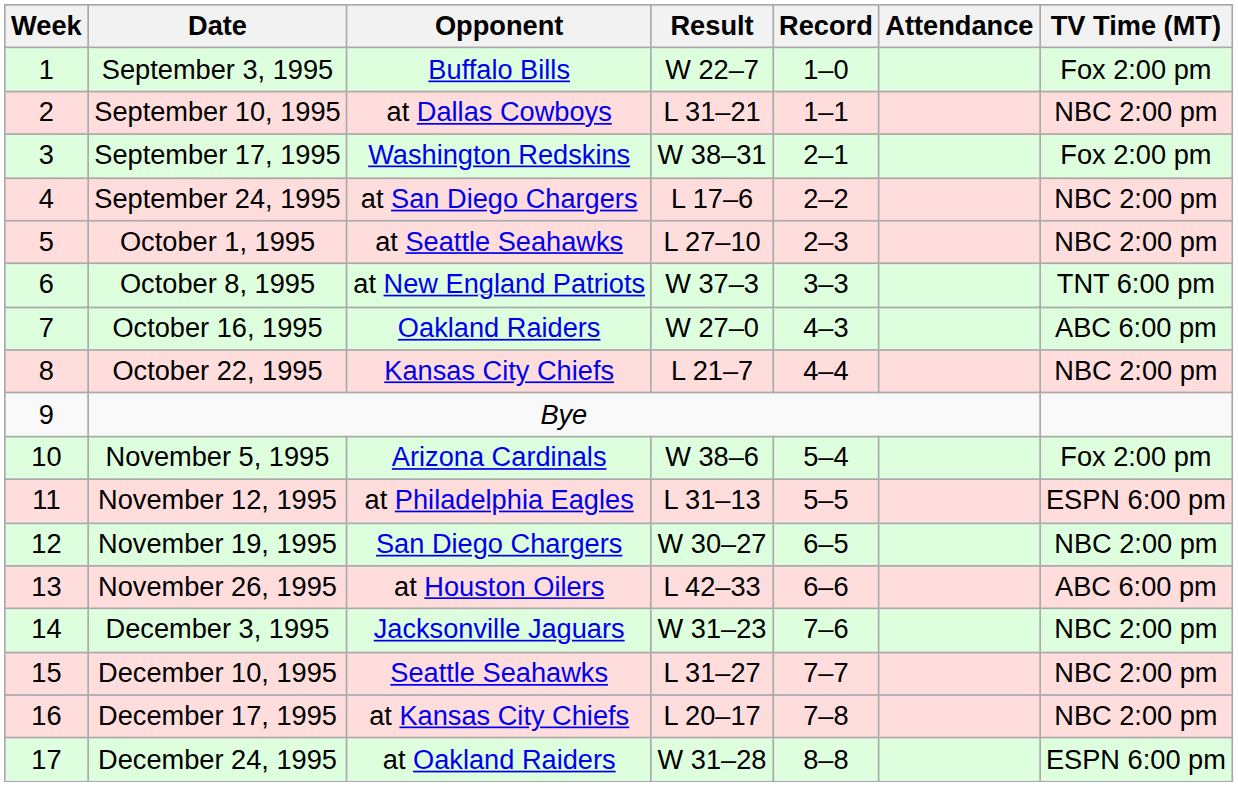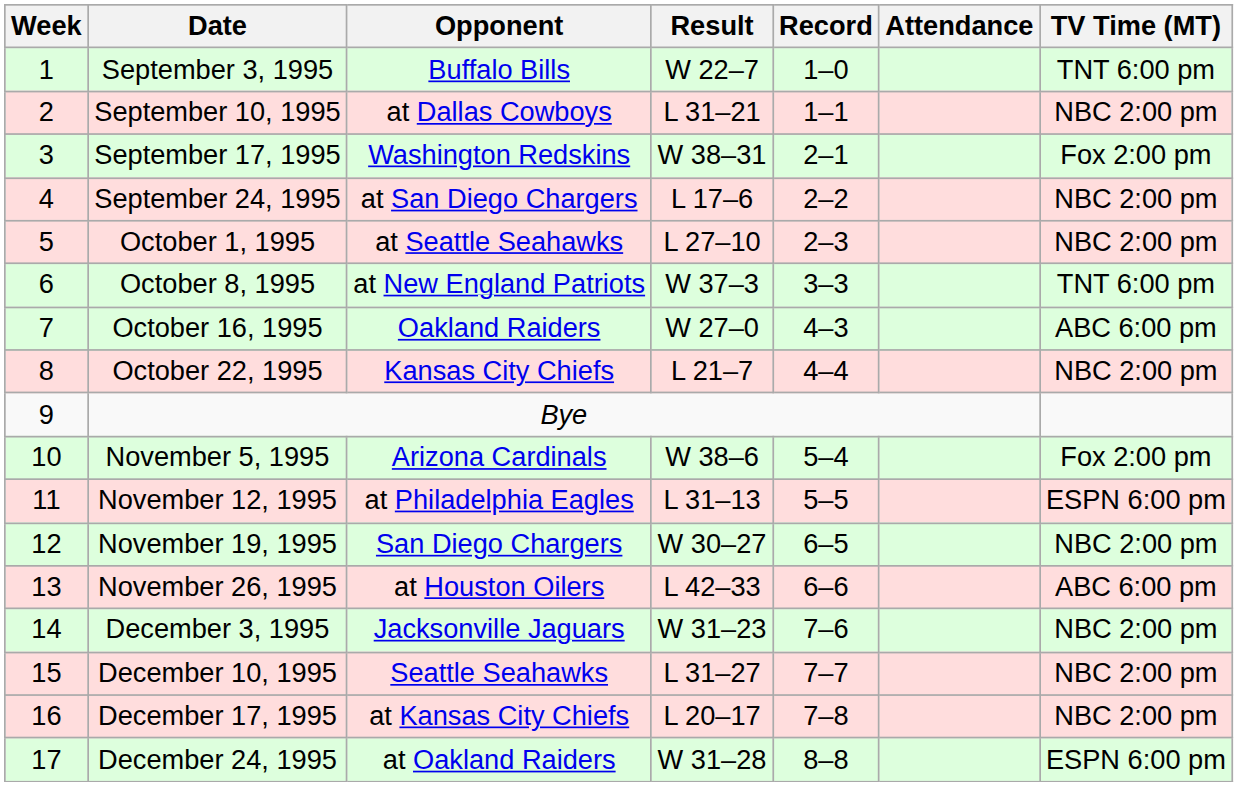(1136, 69) Fox 2:00 pm -> (1136, 69) TNT 6:00 pm
